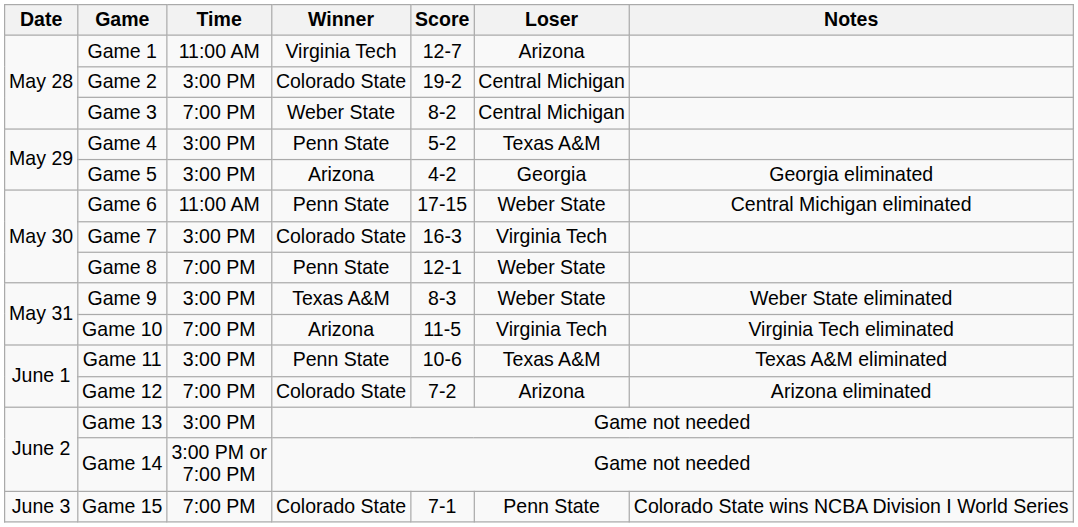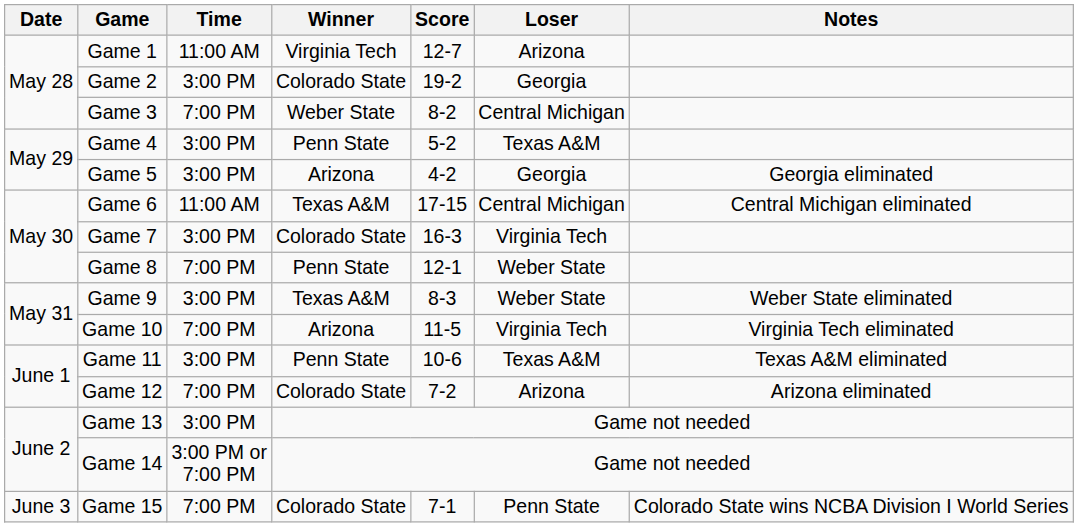(552, 81) Central Michigan -> (552, 81) Georgia
(341, 205) Penn State -> (341, 205) Texas A&M
(552, 205) Weber State -> (552, 205) Central Michigan
